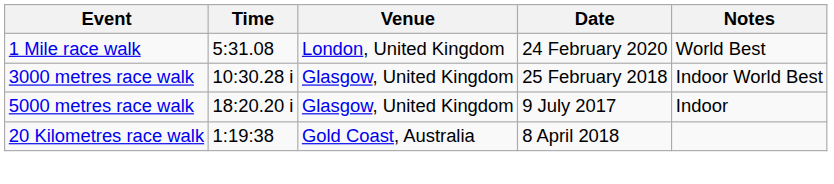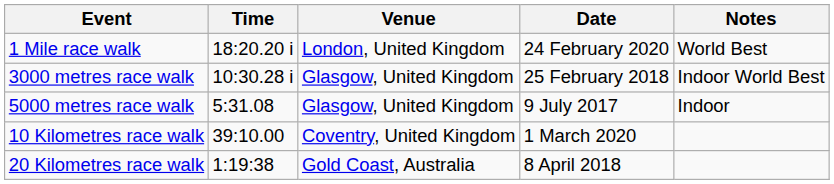(243, 48) 5:31.08 -> (253, 48) 18:20.20 i
(253, 106) 18:20.20 i -> (243, 106) 5:31.08
+ row: (106, 135)
